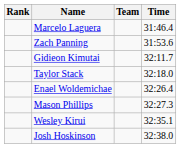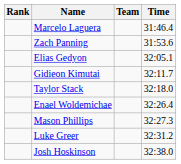+ row: (60, 58)
+ row: (56, 136)
- row: (60, 120)
